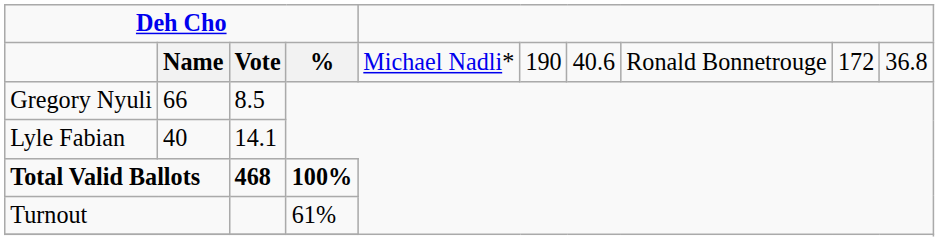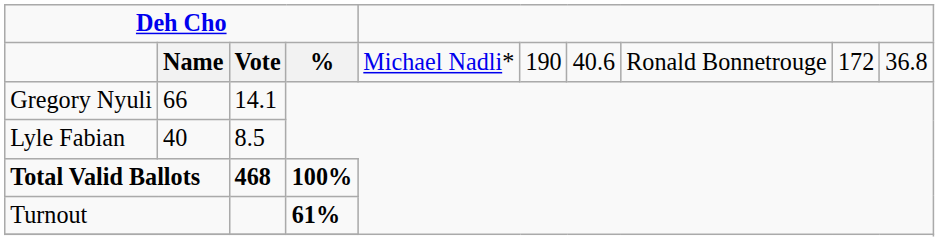(250, 100) 8.5 -> (256, 100) 14.1
(256, 138) 14.1 -> (250, 138) 8.5
(314, 215) normal -> (316, 215) bold
